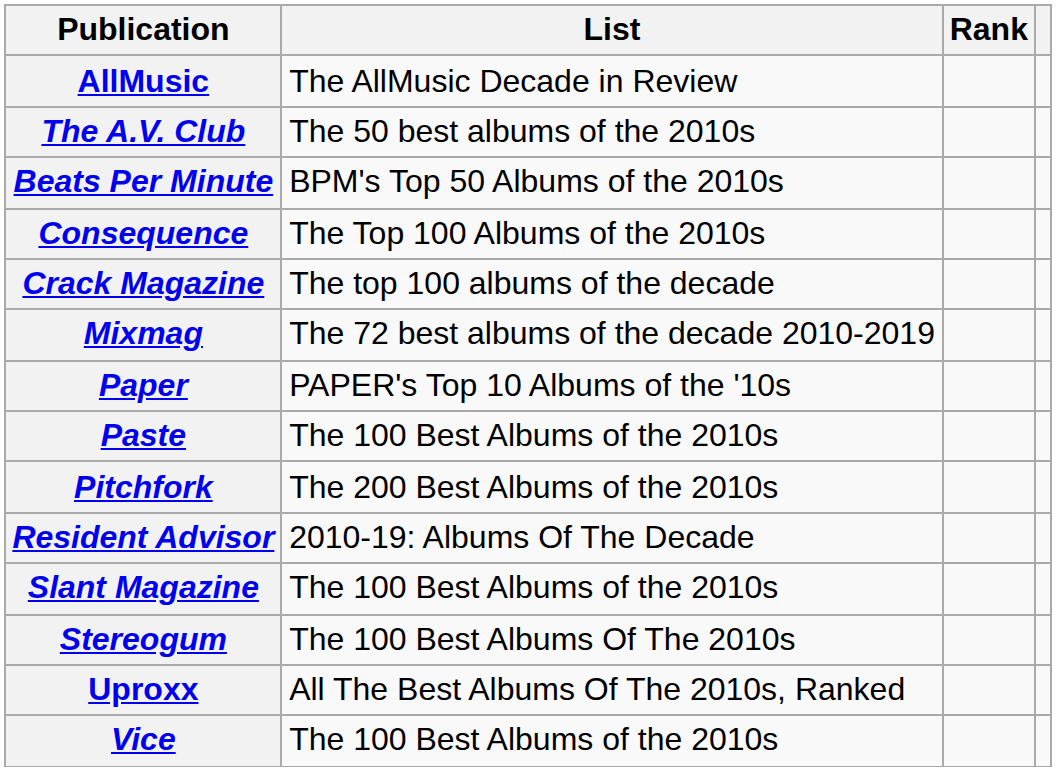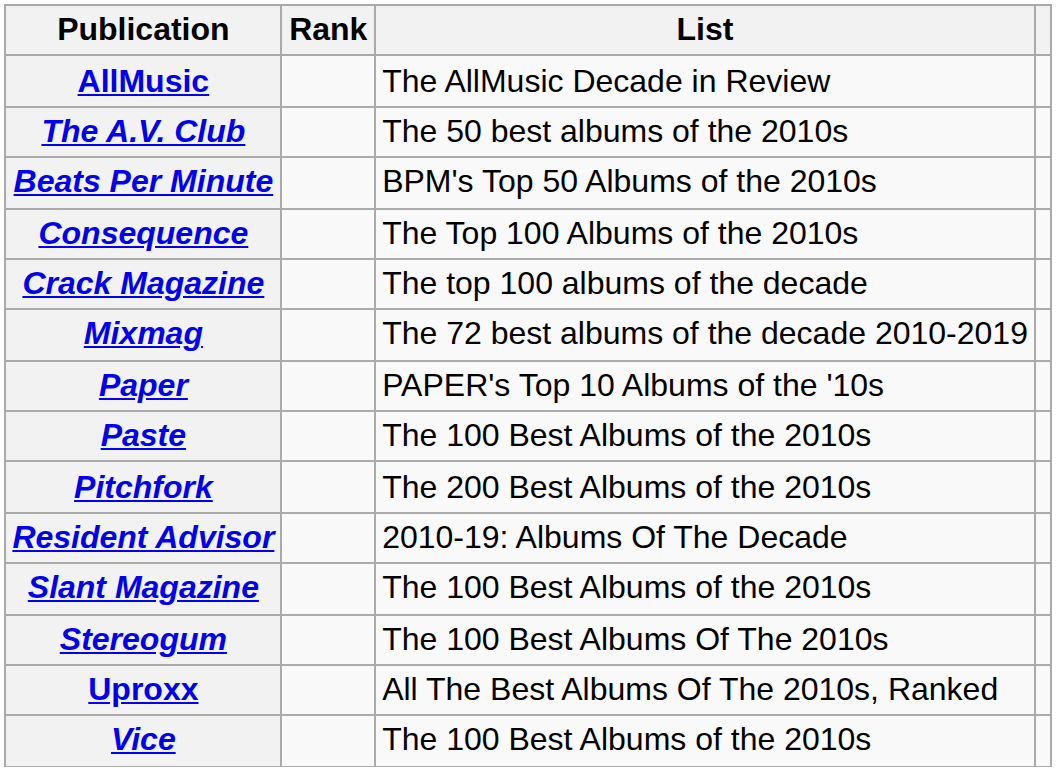columns swapped: (612, 29) <-> (989, 29)
